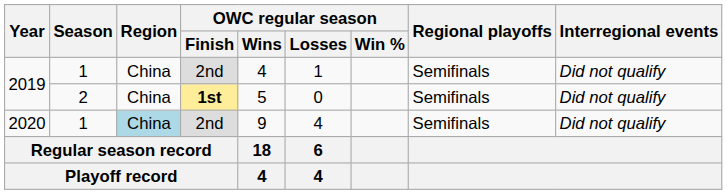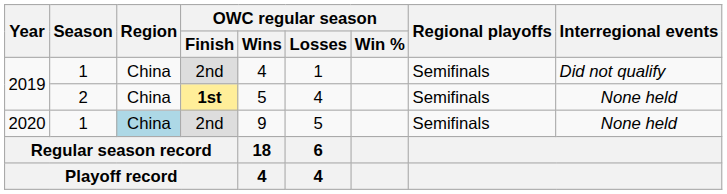(318, 97) 0 -> (318, 97) 4
(613, 97) Did not qualify -> (639, 97) None held
(318, 124) 4 -> (318, 124) 5
(613, 124) Did not qualify -> (639, 124) None held
